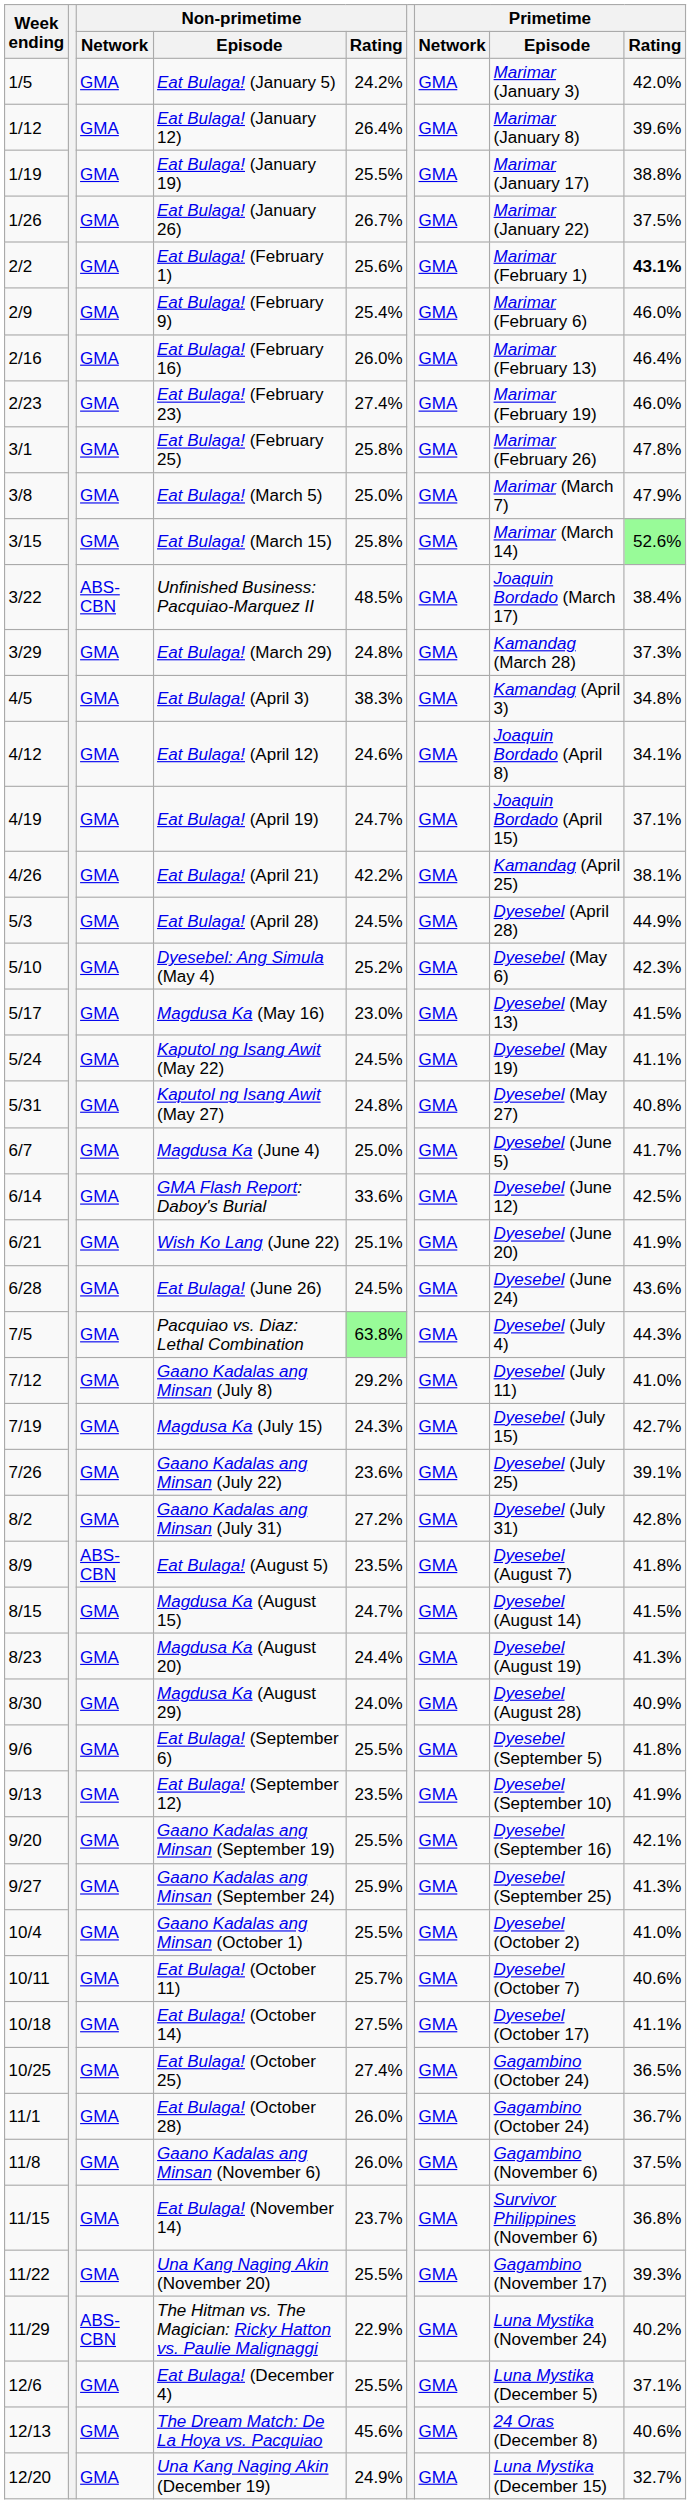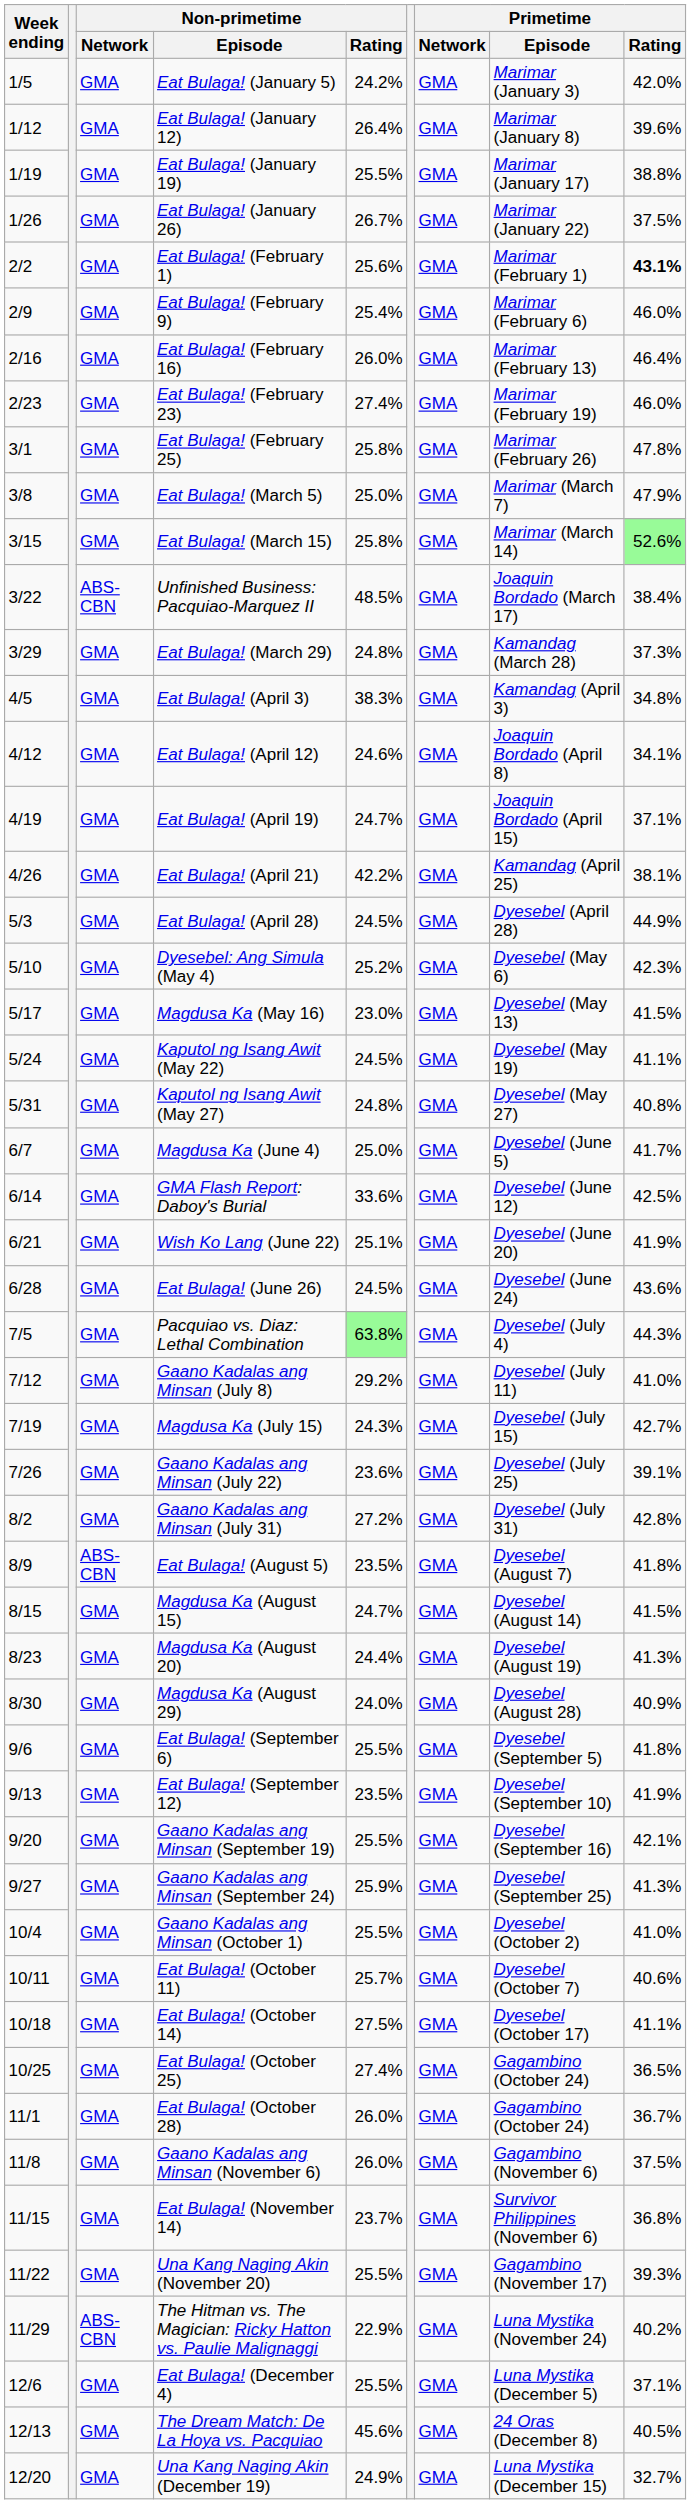(657, 2430) 40.6% -> (657, 2430) 40.5%
